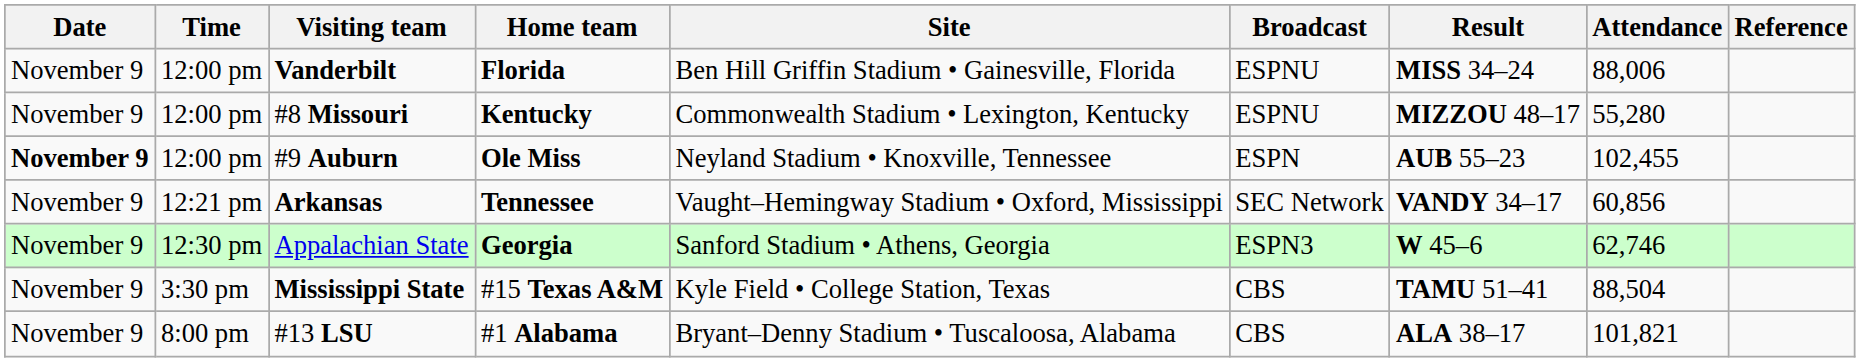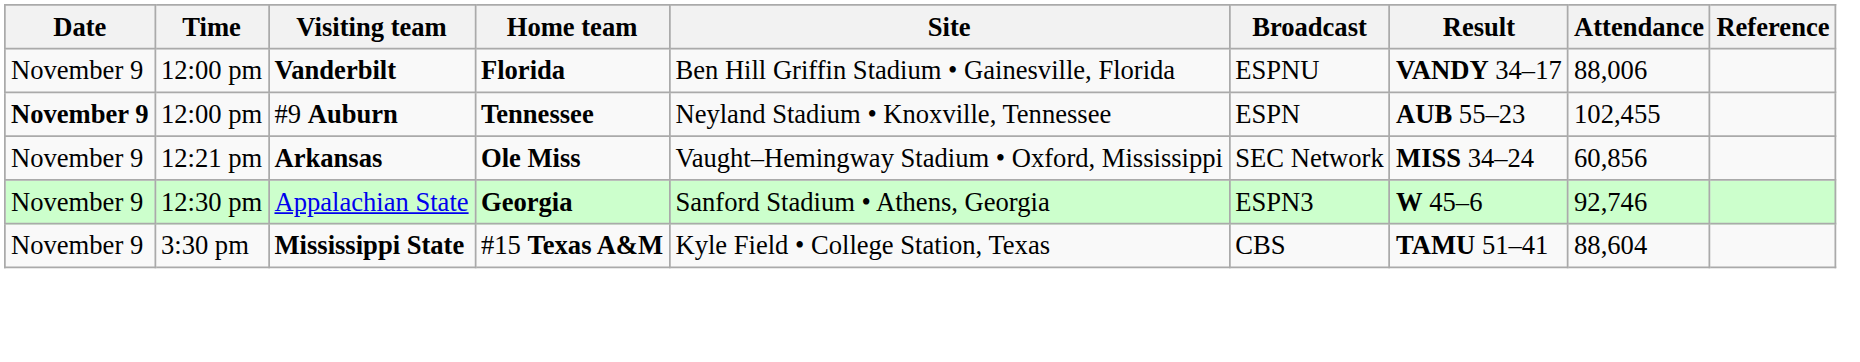(1465, 70) MISS 34–24 -> (1479, 70) VANDY 34–17
- row: (341, 114)
(531, 158) Ole Miss -> (537, 114) Tennessee
(537, 202) Tennessee -> (531, 158) Ole Miss
(1479, 202) VANDY 34–17 -> (1465, 158) MISS 34–24
(1629, 245) 62,746 -> (1611, 202) 92,746
(1629, 289) 88,504 -> (1611, 245) 88,604
- row: (324, 333)
